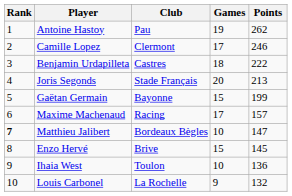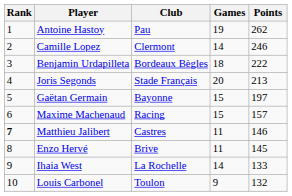(218, 47) 17 -> (218, 47) 14
(150, 64) Castres -> (171, 64) Bordeaux Bègles
(259, 98) 199 -> (259, 98) 197
(218, 115) 17 -> (218, 115) 15
(171, 132) Bordeaux Bègles -> (150, 132) Castres
(218, 132) 10 -> (218, 132) 11
(259, 132) 147 -> (259, 132) 146
(218, 149) 15 -> (218, 149) 11
(149, 166) Toulon -> (160, 166) La Rochelle
(218, 166) 10 -> (218, 166) 14
(259, 166) 136 -> (259, 166) 133
(160, 183) La Rochelle -> (149, 183) Toulon
